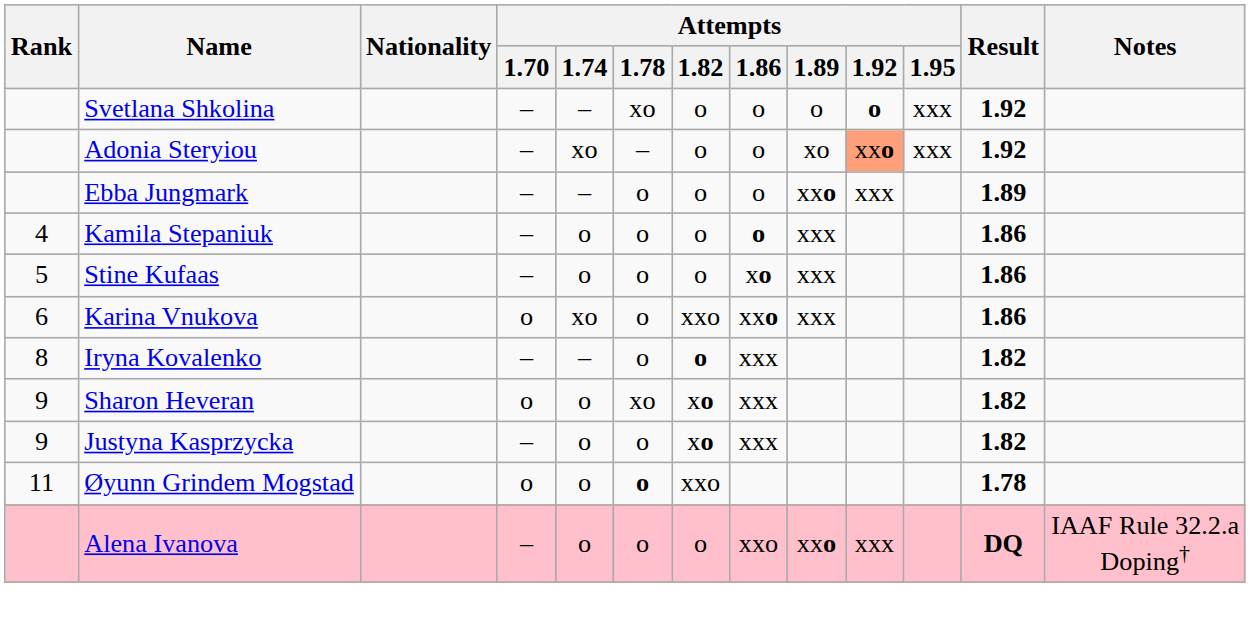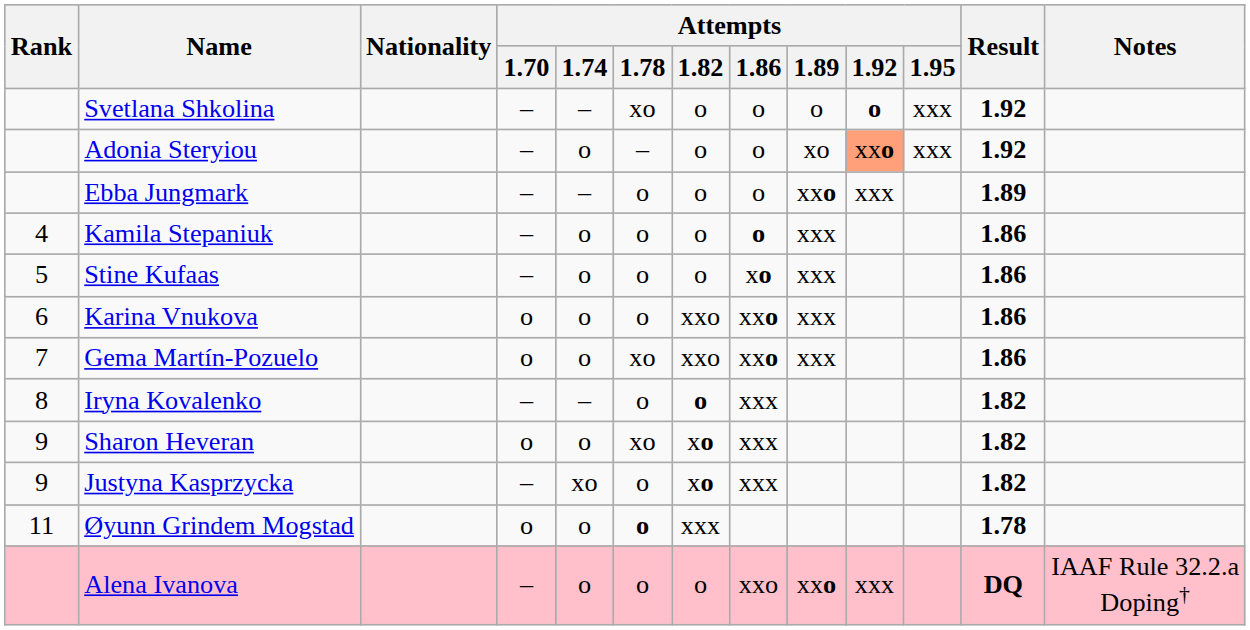(584, 150) xo -> (584, 150) o
(584, 316) xo -> (584, 316) o
+ row: (201, 358)
(584, 441) o -> (584, 483) xo
(700, 483) xxo -> (700, 524) xxx
